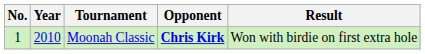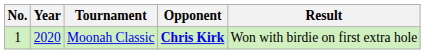(47, 38) 2010 -> (47, 38) 2020
